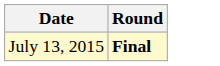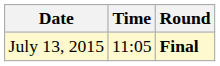+ column: (132, 18)
